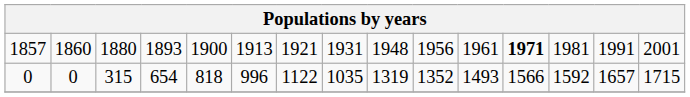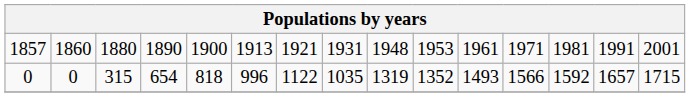(164, 48) 1893 -> (164, 48) 1890
(435, 48) 1956 -> (435, 48) 1953
(526, 48) bold -> (526, 48) normal
